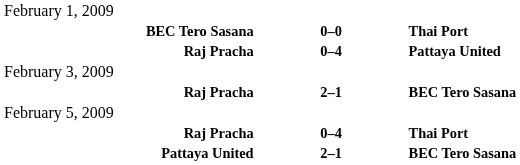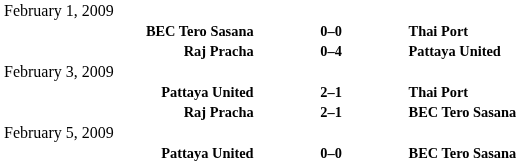+ row: (207, 92)
- row: (219, 133)
(331, 153) 2–1 -> (331, 153) 0–0
